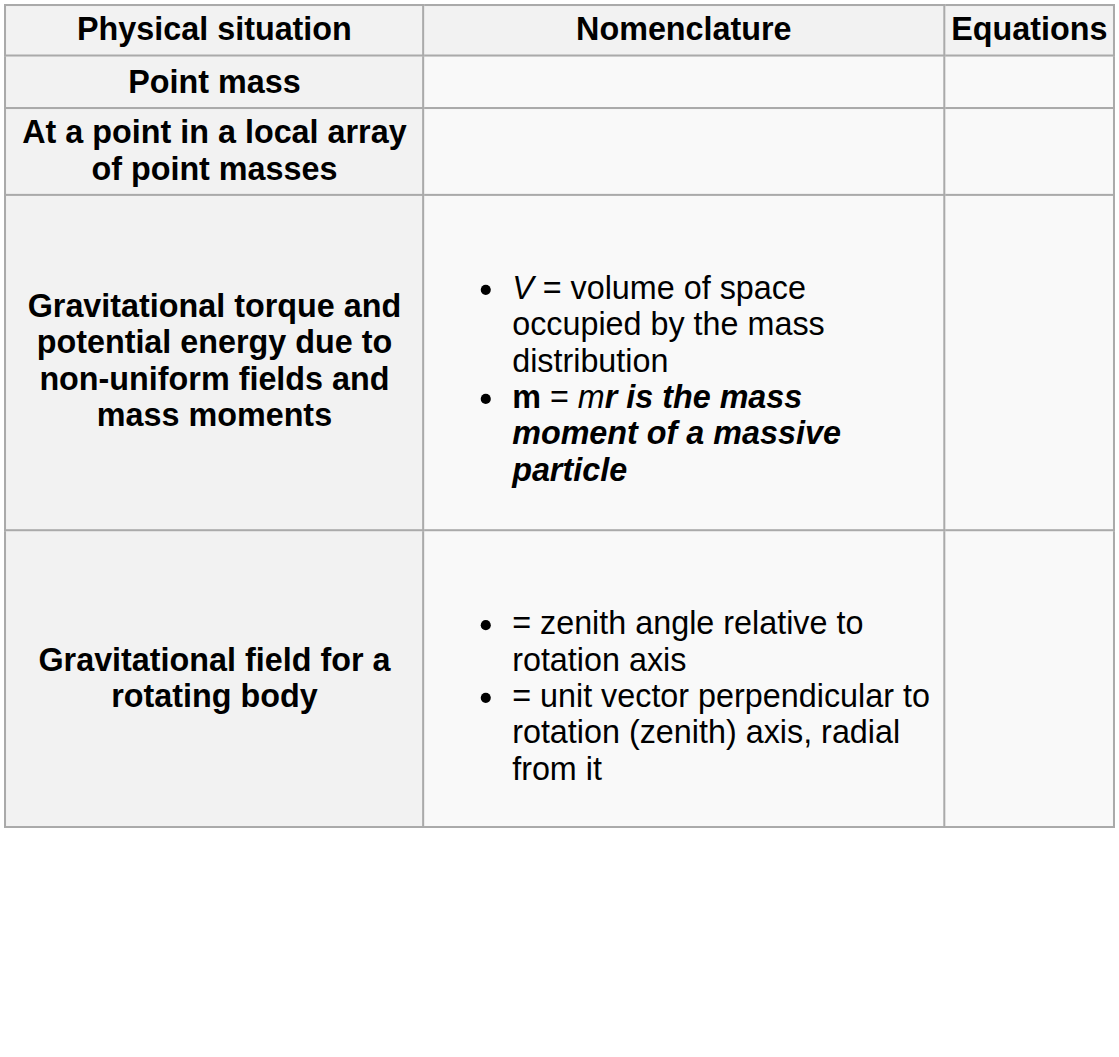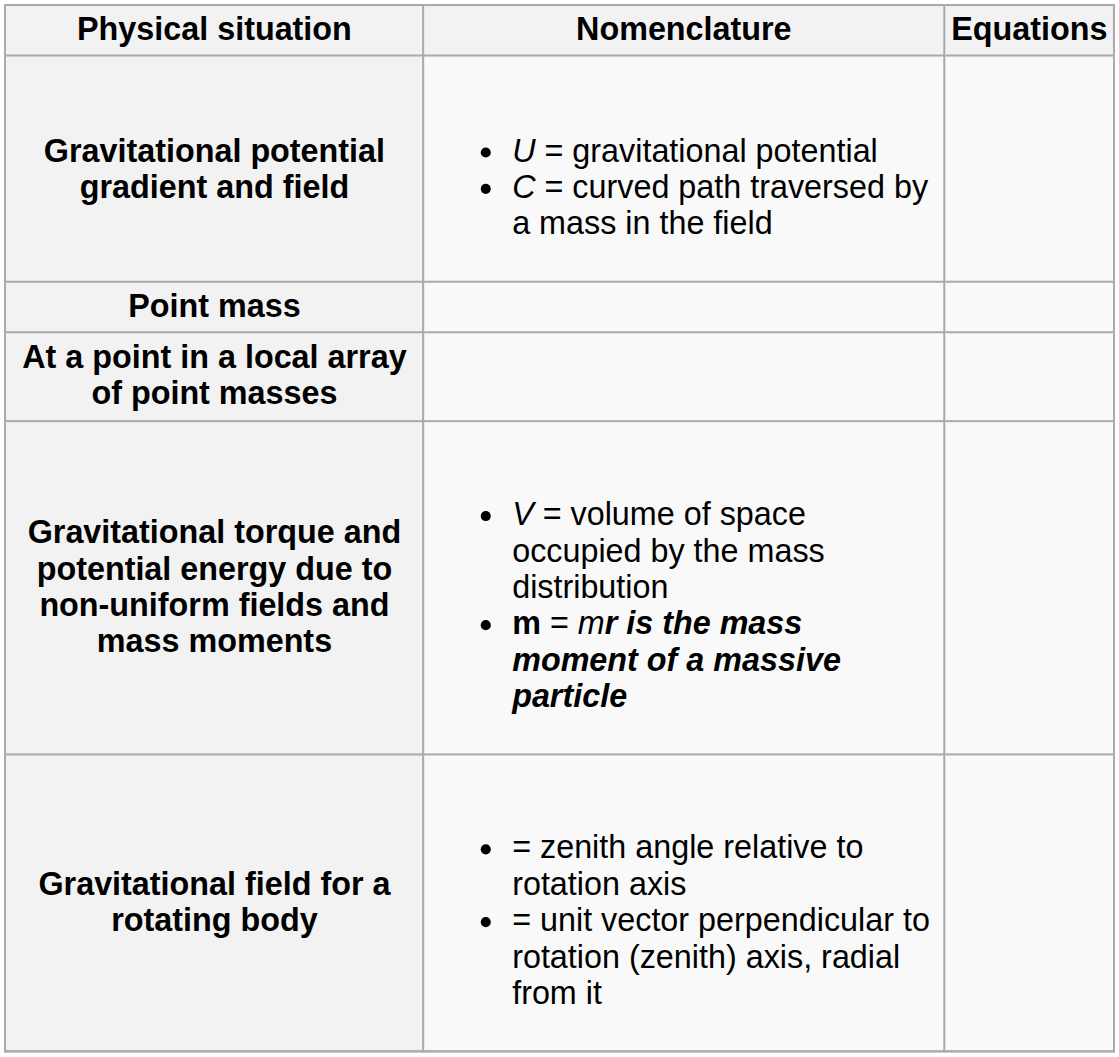+ row: (214, 168)
